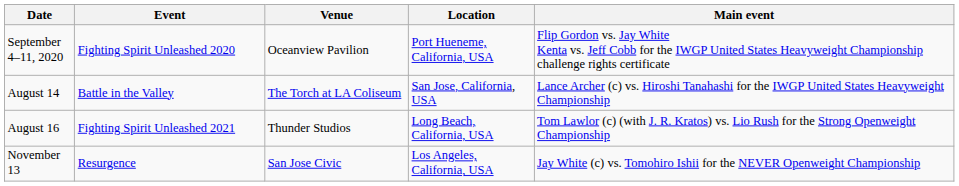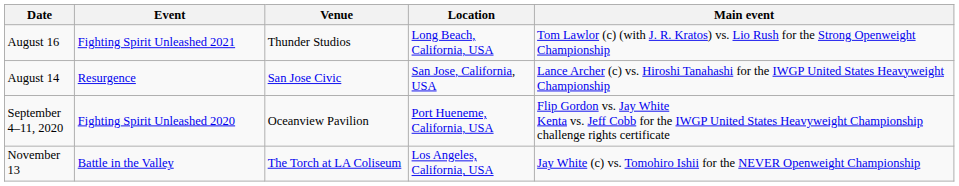rows swapped: (35, 49) <-> (33, 127)
(126, 92) Battle in the Valley -> (107, 77) Resurgence
(335, 92) The Torch at LA Coliseum -> (304, 77) San Jose Civic
(107, 163) Resurgence -> (126, 163) Battle in the Valley
(304, 163) San Jose Civic -> (335, 163) The Torch at LA Coliseum
